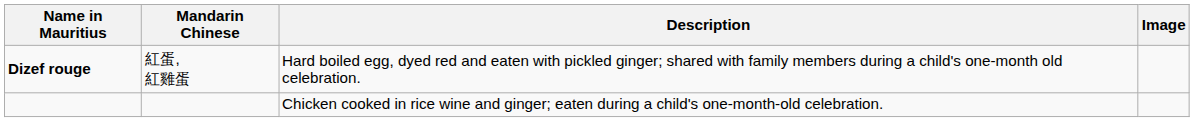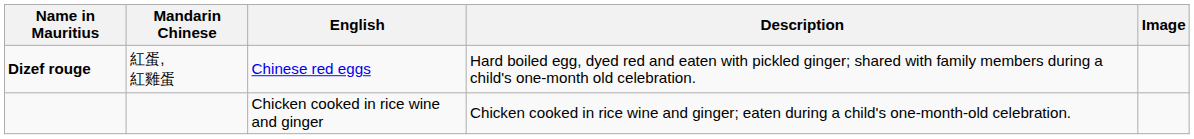+ column: (357, 25)
